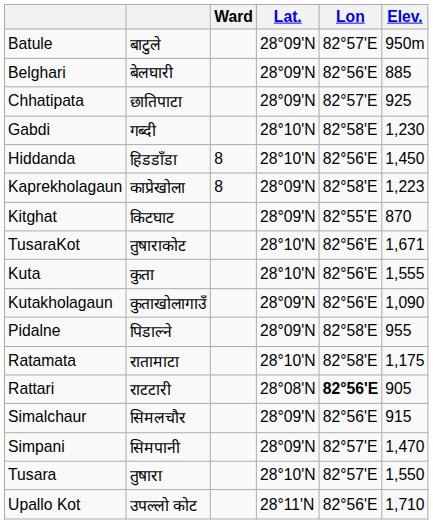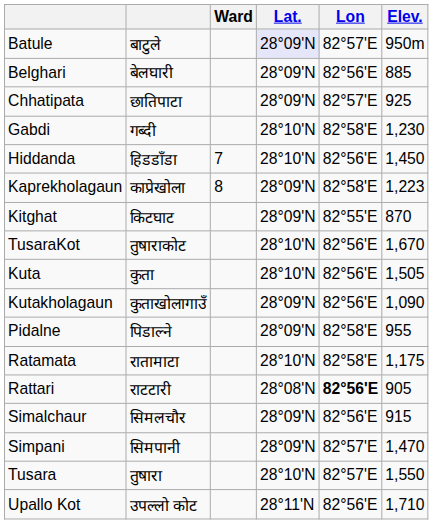(288, 43) no background -> (288, 43) lavender background
(219, 158) 8 -> (219, 158) 7
(405, 245) 1,671 -> (405, 245) 1,670
(405, 274) 1,555 -> (405, 274) 1,505
